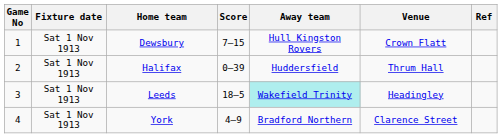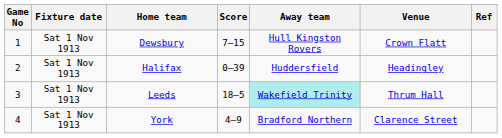(416, 69) Thrum Hall -> (416, 69) Headingley
(416, 94) Headingley -> (416, 94) Thrum Hall
